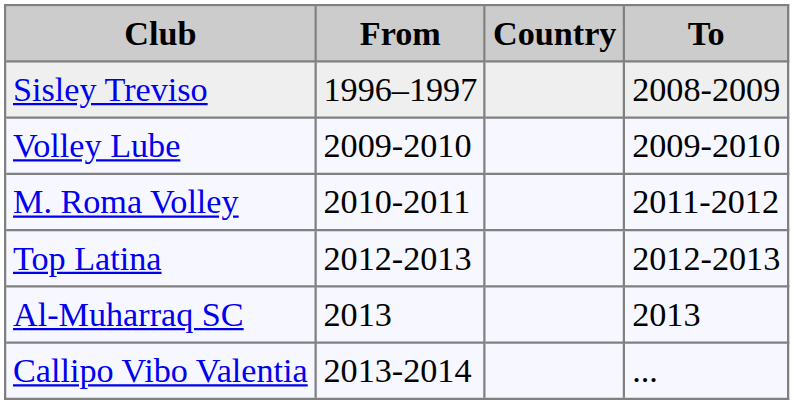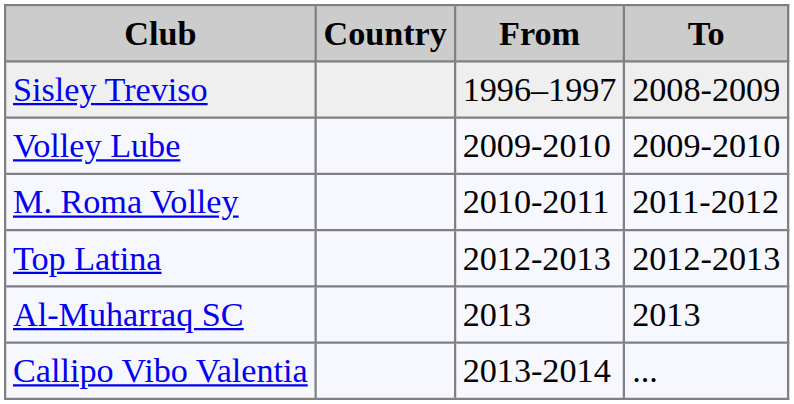columns swapped: (555, 32) <-> (400, 32)
